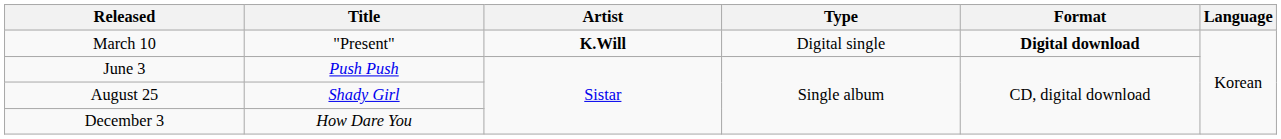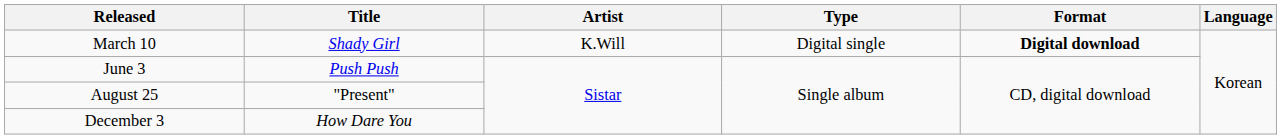(364, 43) "Present" -> (364, 43) Shady Girl
(603, 43) bold -> (603, 43) normal
(364, 95) Shady Girl -> (364, 95) "Present"
